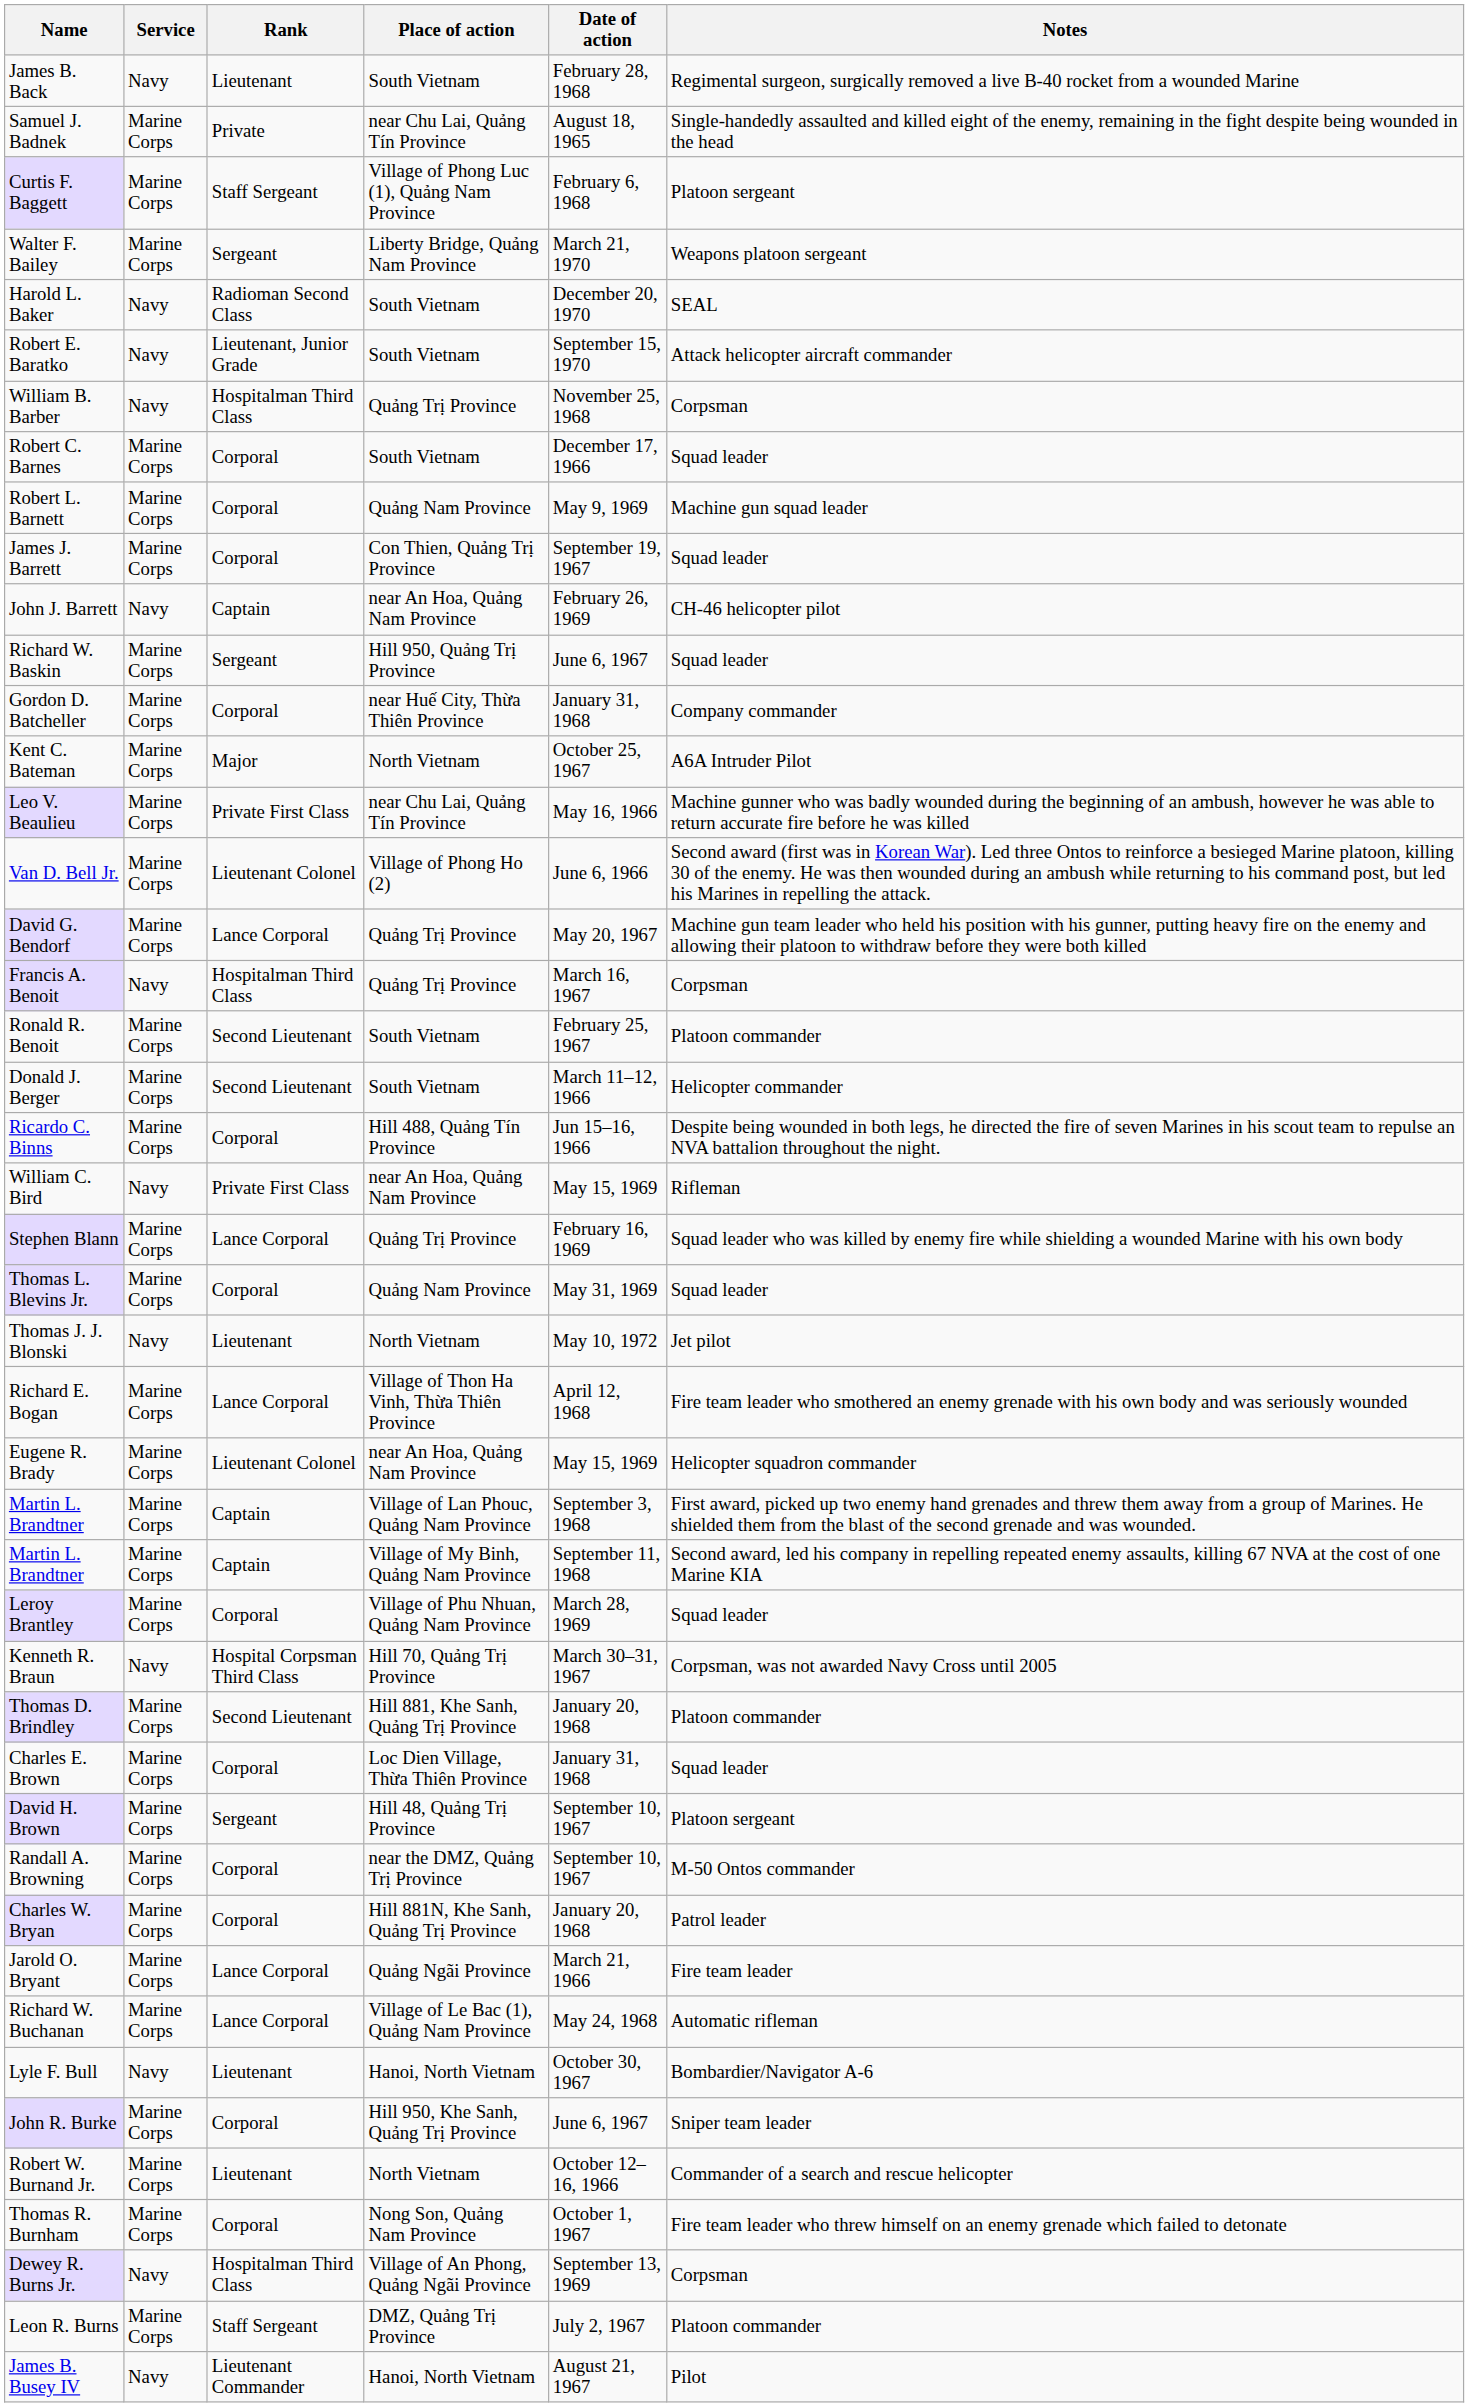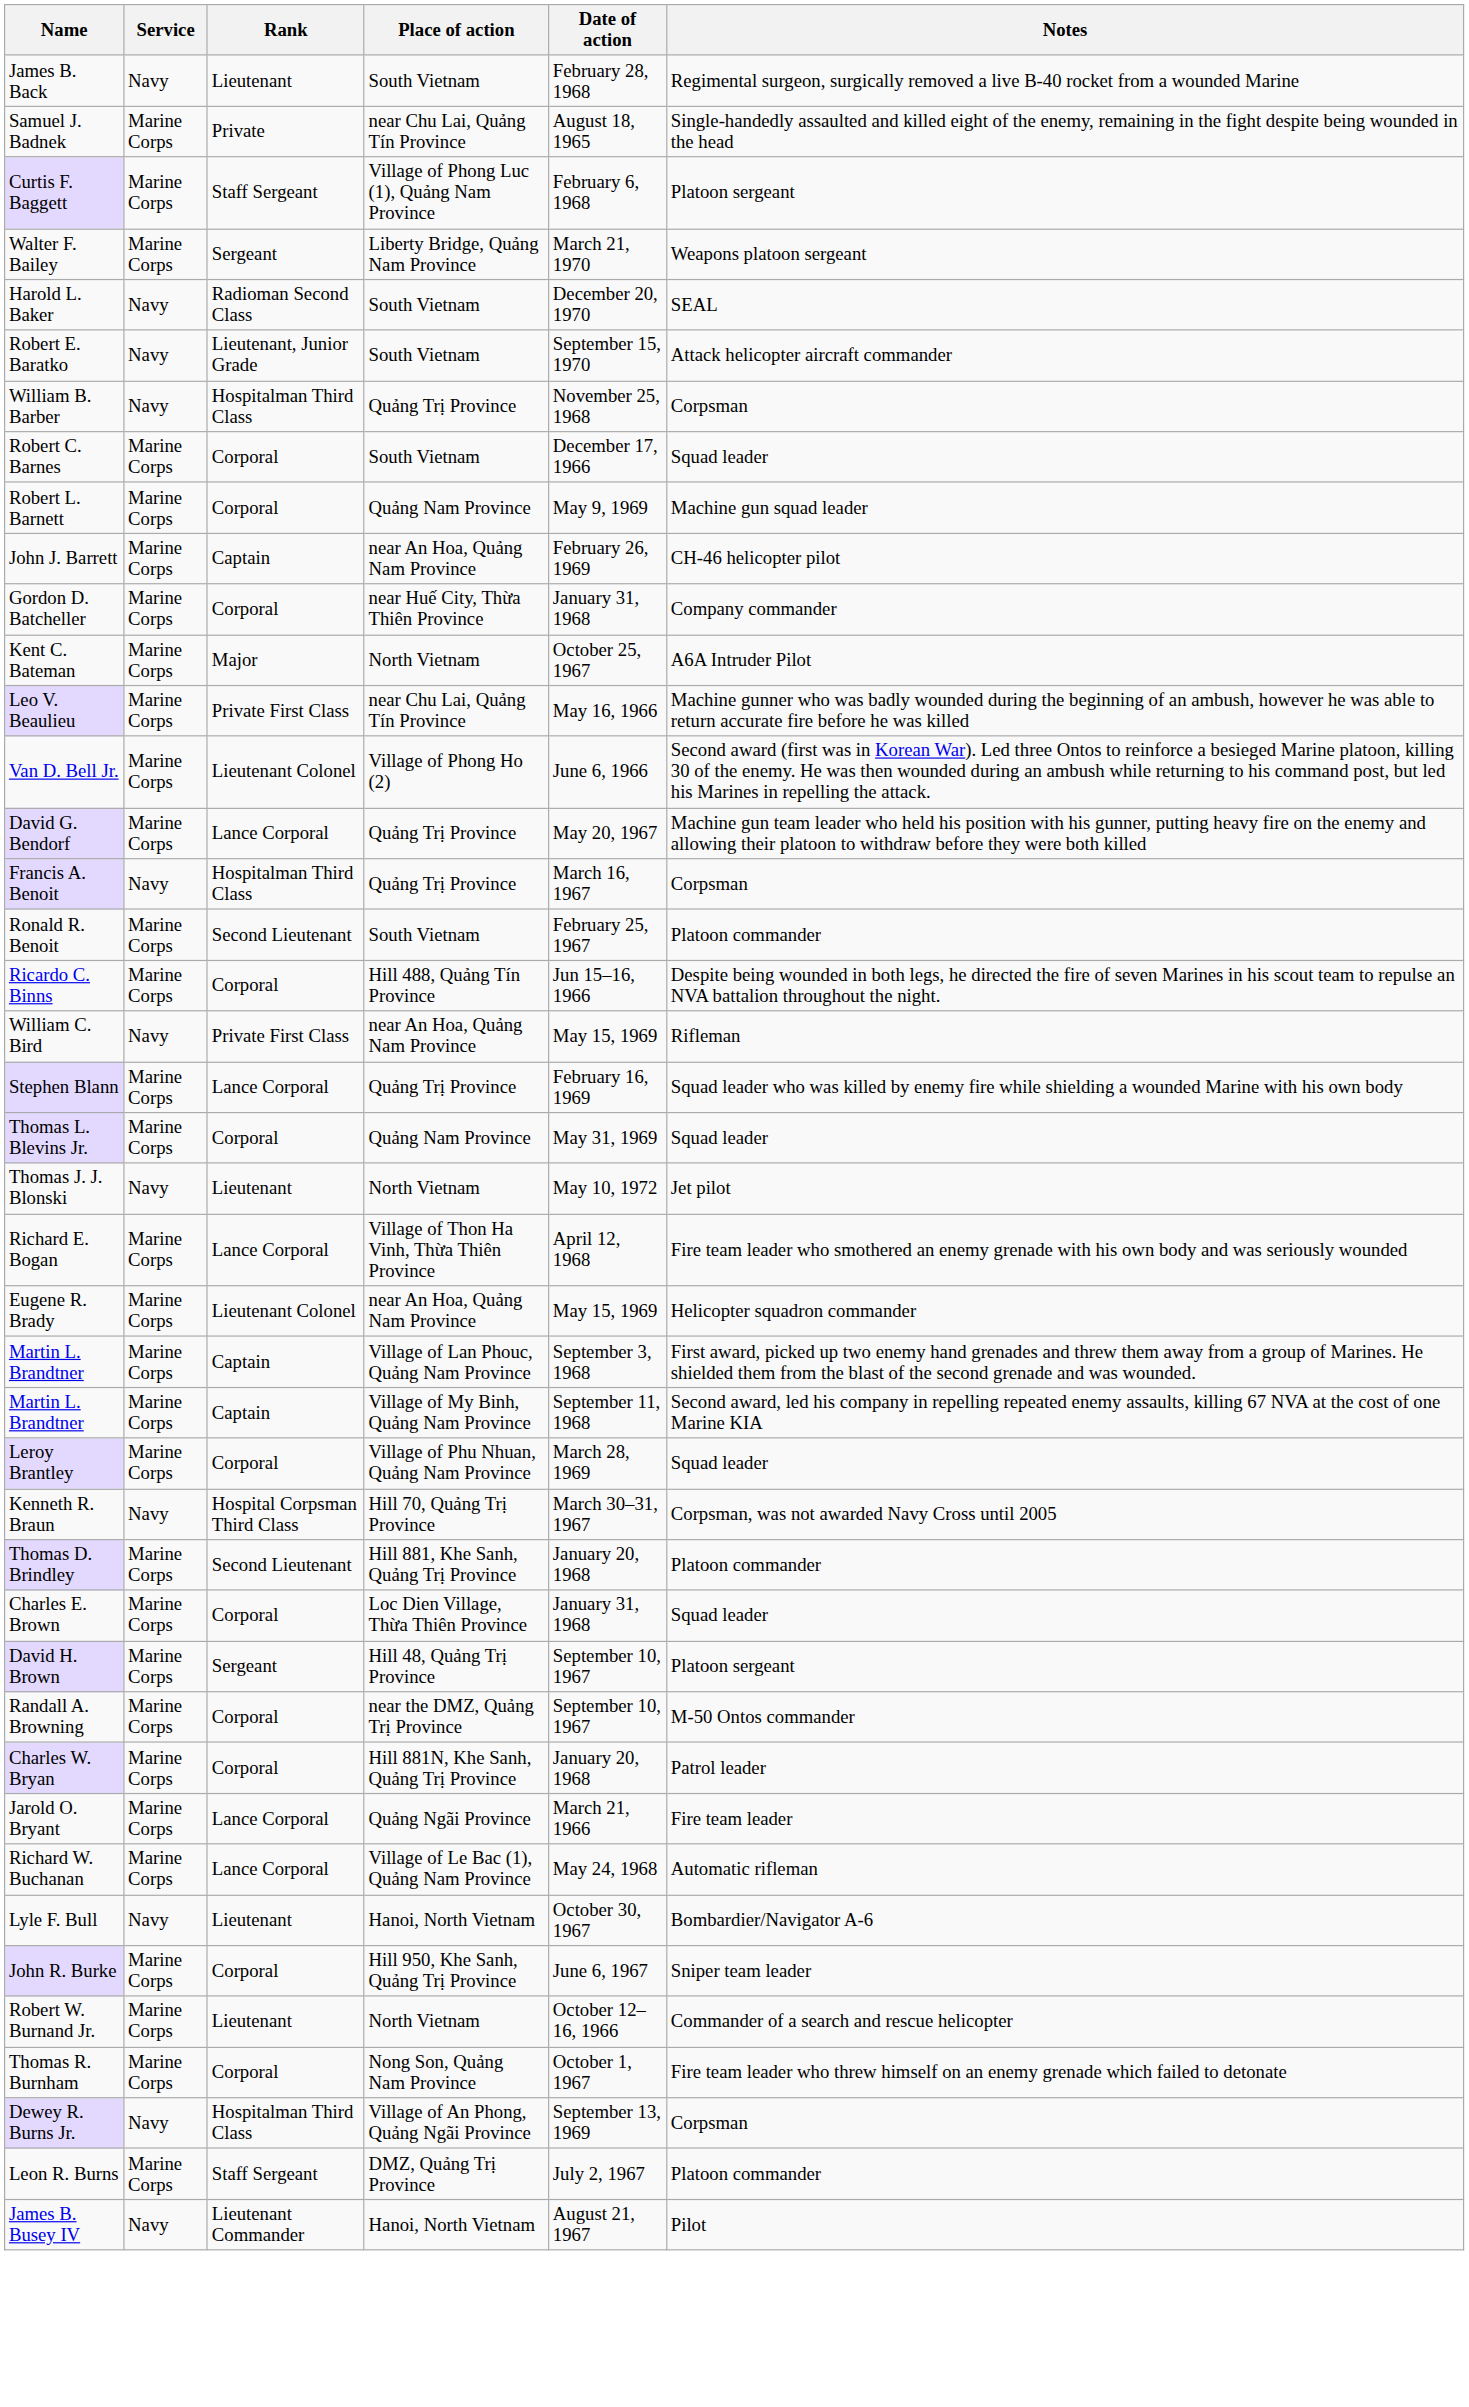- row: (40, 558)
(148, 609) Navy -> (155, 558) Marine Corps
- row: (51, 659)
- row: (45, 1086)
